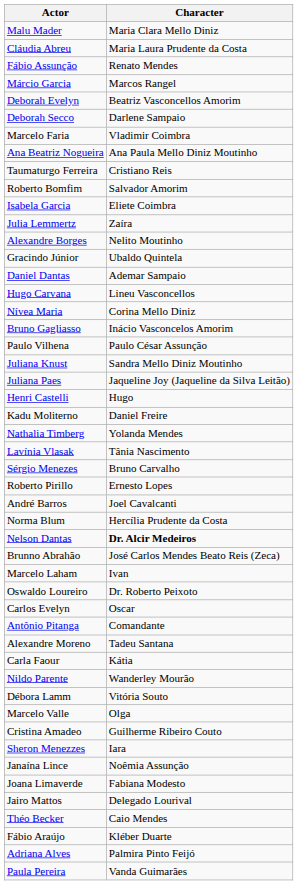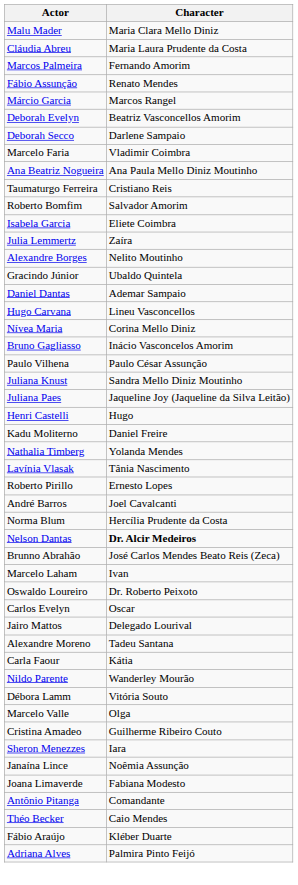+ row: (44, 65)
- row: (42, 468)
rows swapped: (34, 801) <-> (43, 626)
- row: (36, 871)
